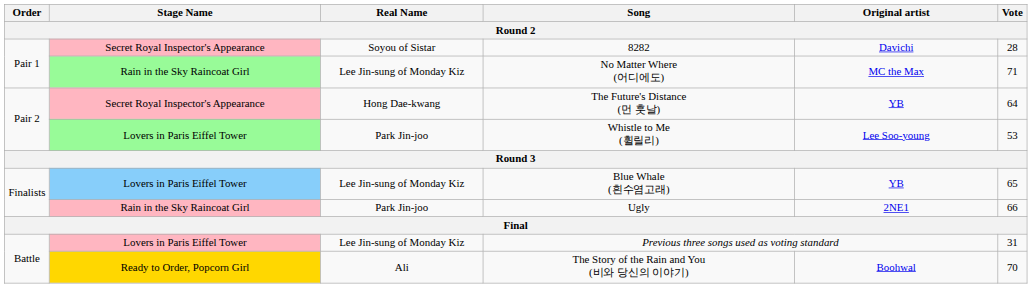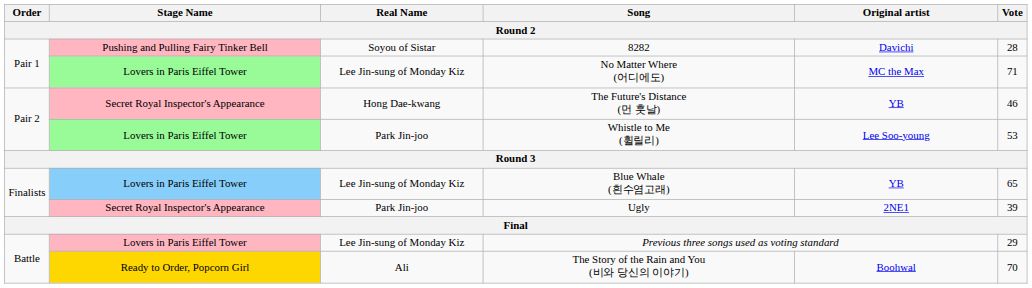(185, 47) Secret Royal Inspector's Appearance -> (185, 47) Pushing and Pulling Fairy Tinker Bell
(185, 72) Rain in the Sky Raincoat Girl -> (185, 72) Lovers in Paris Eiffel Tower
(1012, 103) 64 -> (1012, 103) 46
(185, 208) Rain in the Sky Raincoat Girl -> (185, 208) Secret Royal Inspector's Appearance
(1012, 208) 66 -> (1012, 208) 39
(1012, 242) 31 -> (1012, 242) 29
